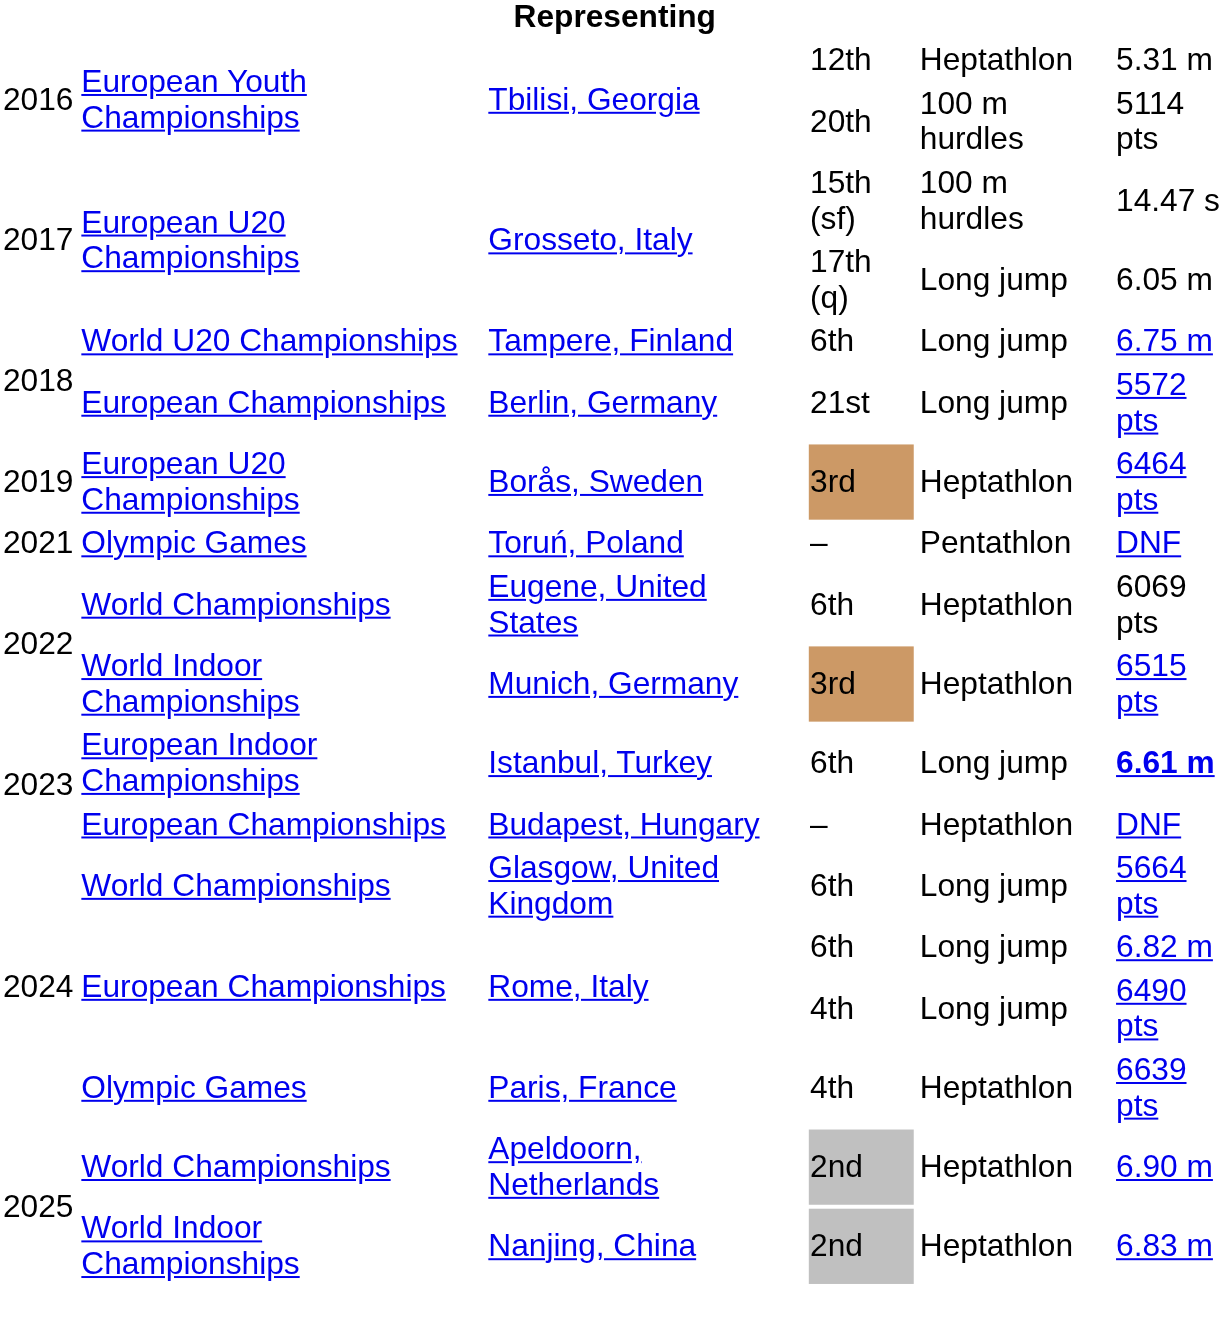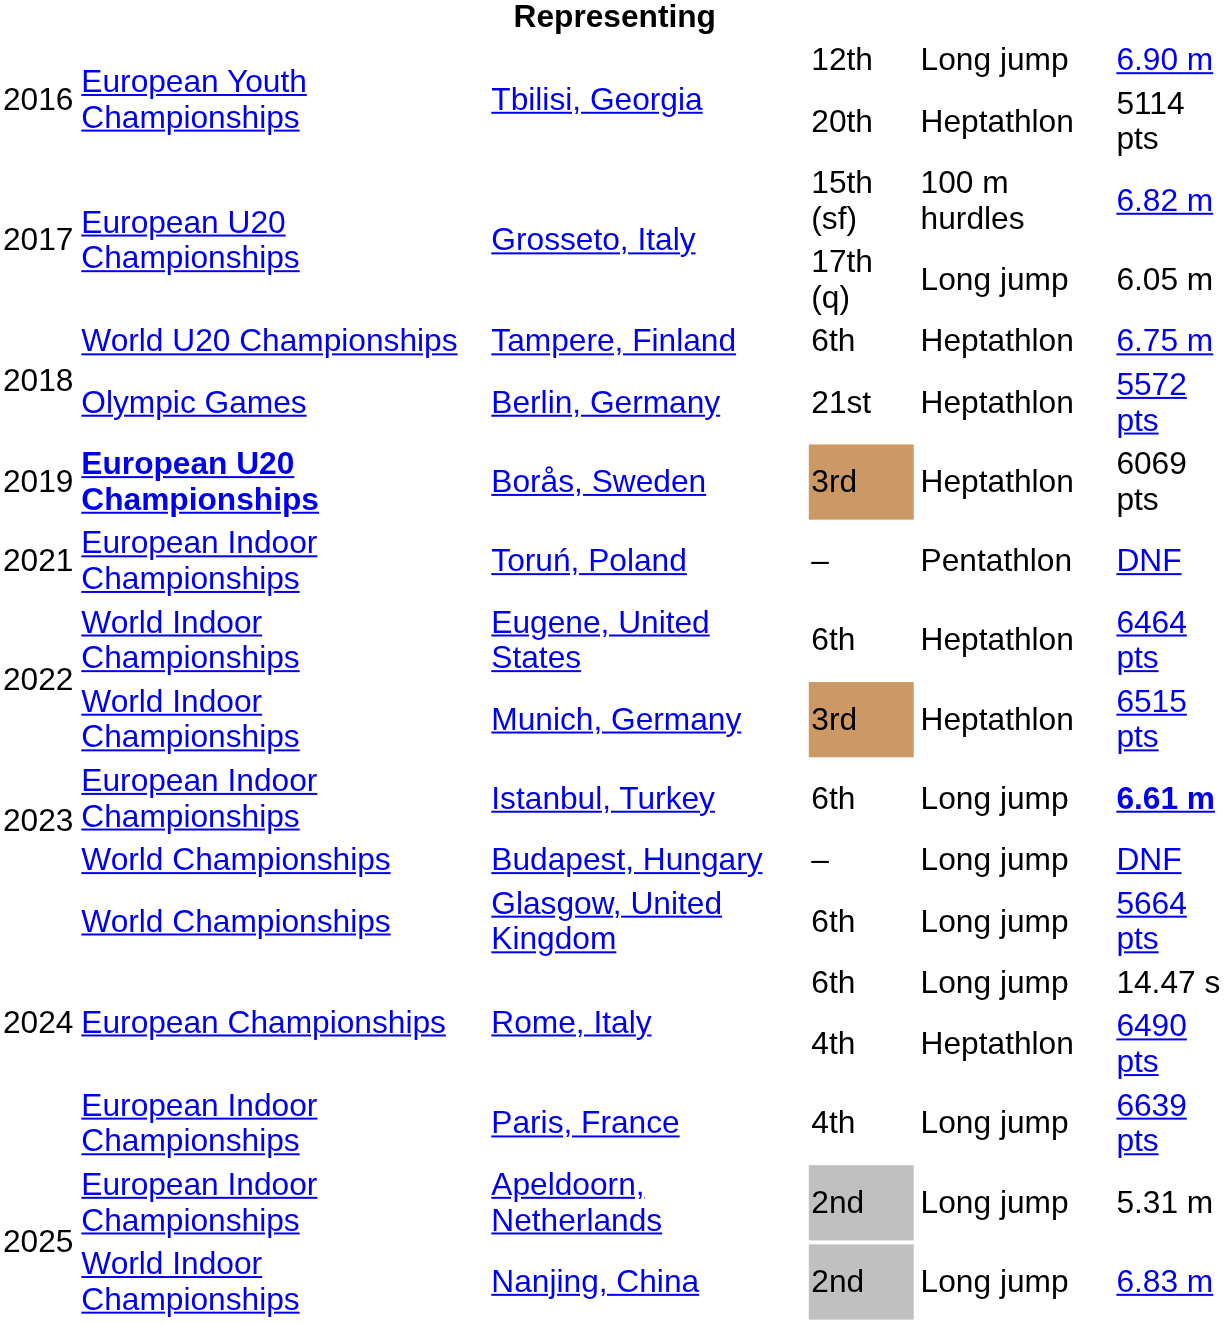(996, 59) Heptathlon -> (995, 59) Long jump
(1164, 59) 5.31 m -> (1165, 59) 6.90 m
(972, 121) 100 m hurdles -> (997, 121) Heptathlon
(1168, 200) 14.47 s -> (1165, 200) 6.82 m
(994, 340) Long jump -> (997, 340) Heptathlon
(264, 402) European Championships -> (194, 402) Olympic Games
(994, 402) Long jump -> (997, 402) Heptathlon
(191, 481) normal -> (200, 481) bold
(1151, 481) 6464 pts -> (1152, 481) 6069 pts
(194, 542) Olympic Games -> (199, 560) European Indoor Championships
(236, 604) World Championships -> (191, 639) World Indoor Championships
(1151, 604) 6069 pts -> (1152, 639) 6464 pts
(264, 824) European Championships -> (236, 859) World Championships
(996, 824) Heptathlon -> (995, 859) Long jump
(1164, 946) 6.82 m -> (1168, 982) 14.47 s
(994, 1008) Long jump -> (997, 1043) Heptathlon
(194, 1087) Olympic Games -> (199, 1123) European Indoor Championships
(996, 1087) Heptathlon -> (995, 1123) Long jump
(236, 1166) World Championships -> (199, 1202) European Indoor Championships
(996, 1166) Heptathlon -> (995, 1202) Long jump
(1164, 1166) 6.90 m -> (1165, 1202) 5.31 m
(996, 1245) Heptathlon -> (995, 1281) Long jump
